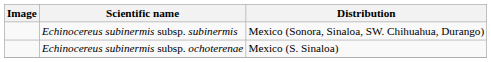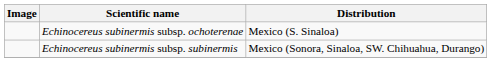rows swapped: (140, 31) <-> (143, 48)
